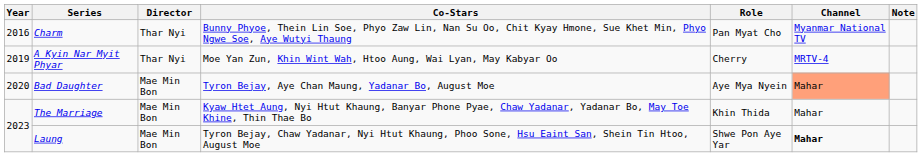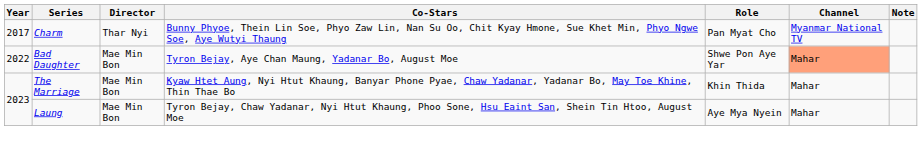(18, 33) 2016 -> (18, 33) 2017
- row: (77, 59)
(18, 86) 2020 -> (18, 59) 2022
(750, 86) Aye Mya Nyein -> (742, 59) Shwe Pon Aye Yar
(747, 139) Shwe Pon Aye Yar -> (745, 112) Aye Mya Nyein
(809, 139) bold -> (805, 112) normal
